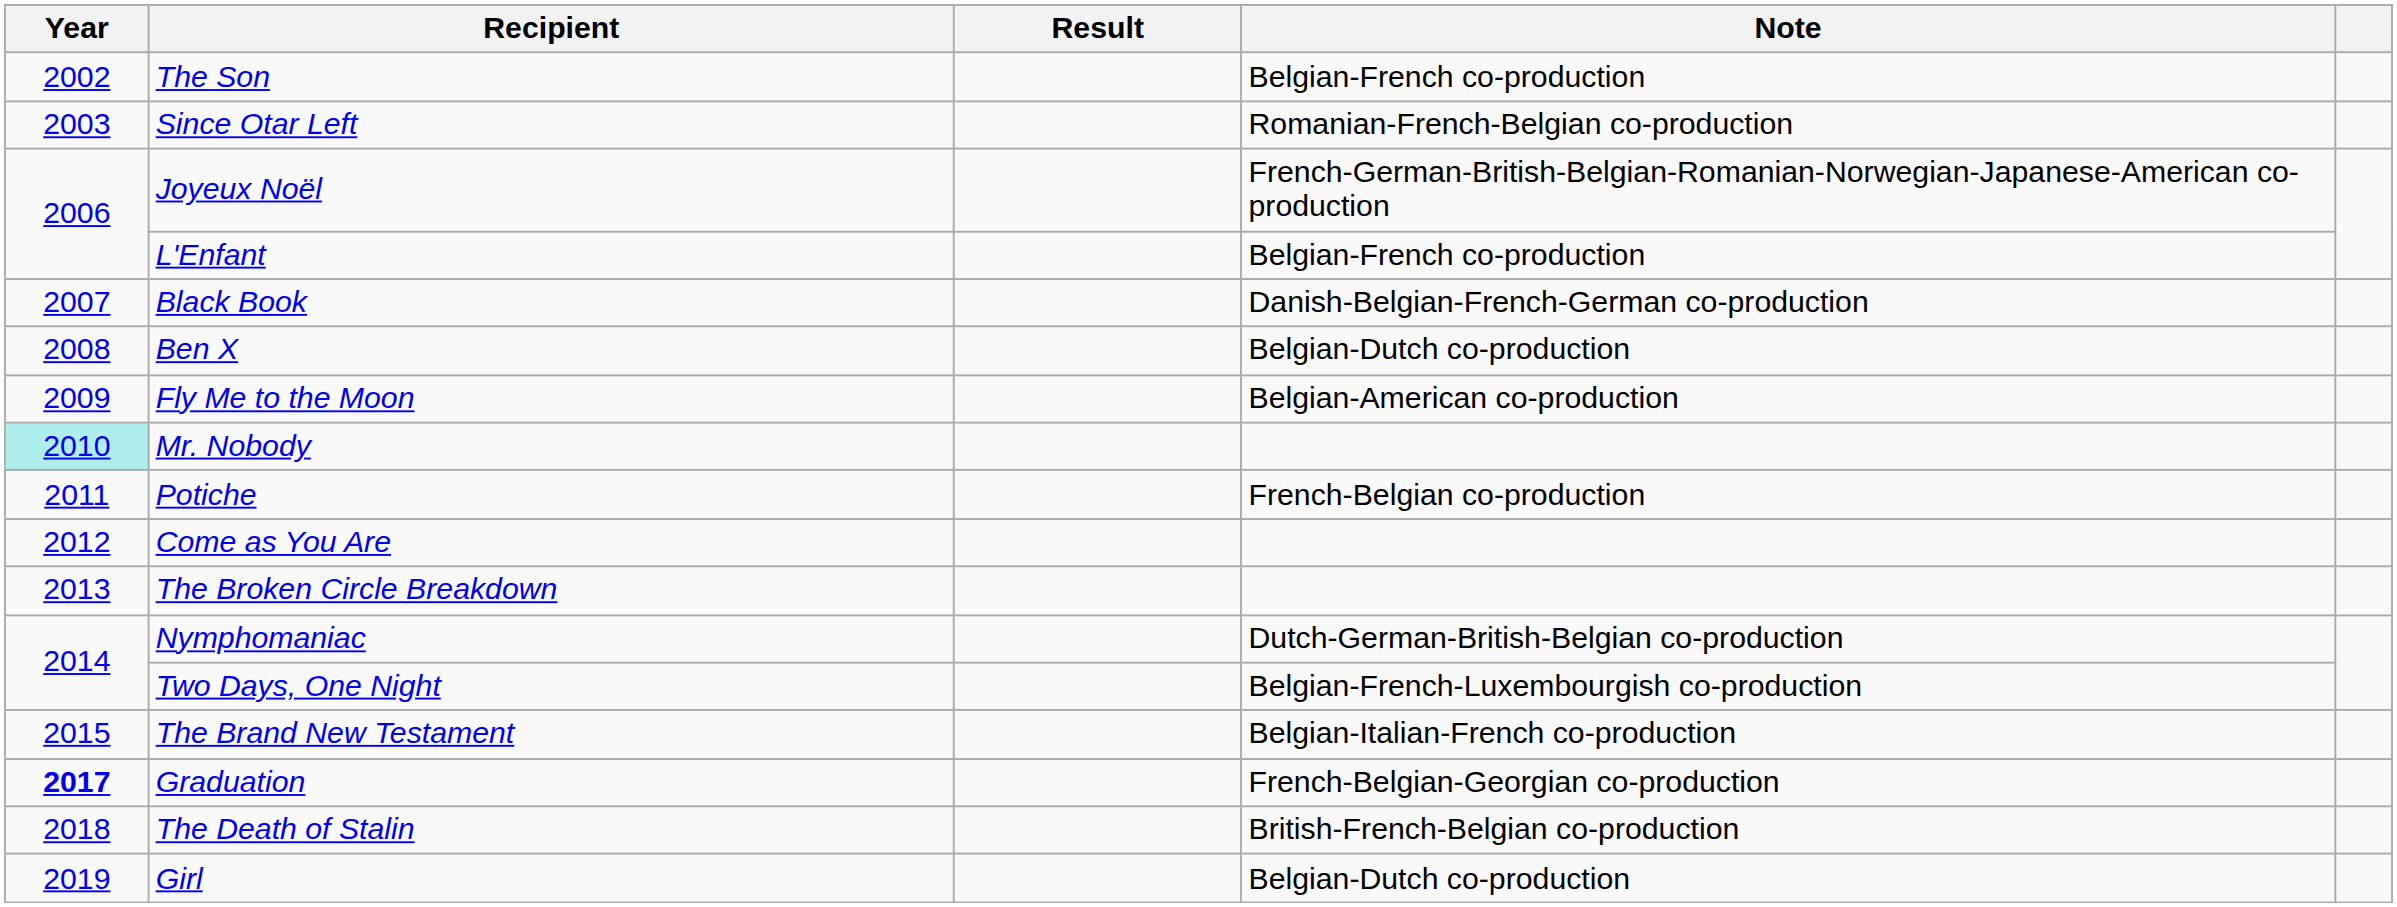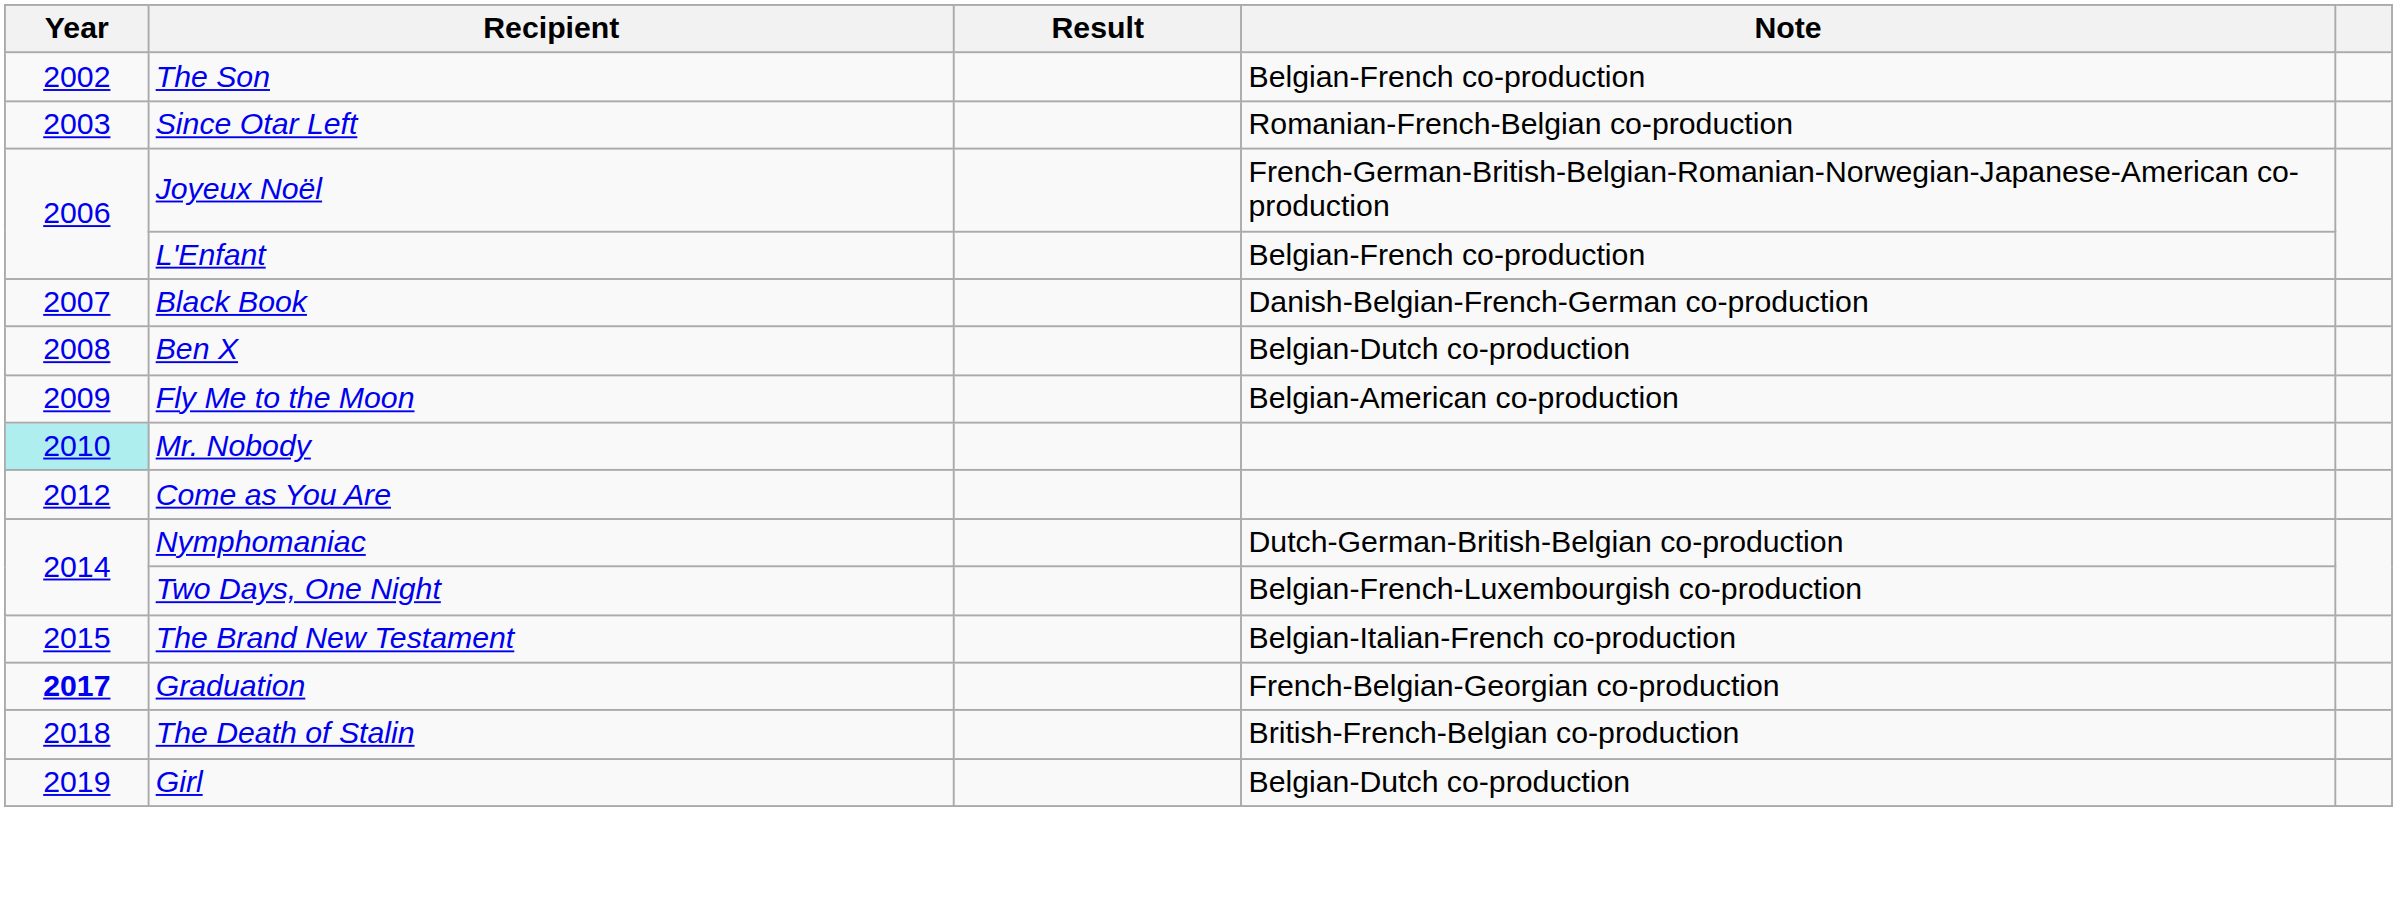- row: (206, 494)
- row: (357, 590)
